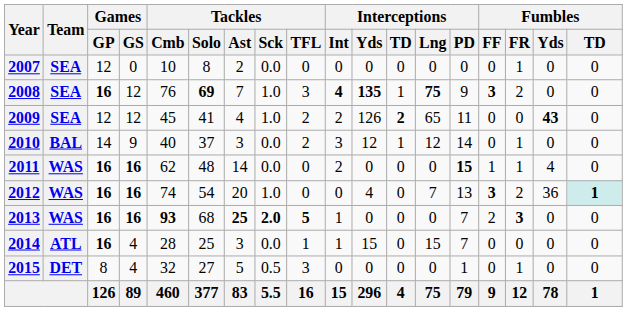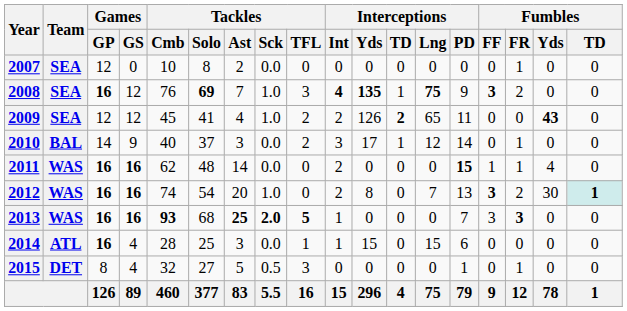(369, 142) 12 -> (369, 142) 17
(339, 192) 0 -> (339, 192) 2
(369, 192) 4 -> (369, 192) 8
(550, 192) 36 -> (550, 192) 30
(492, 218) 2 -> (492, 218) 3
(464, 243) 7 -> (464, 243) 6
